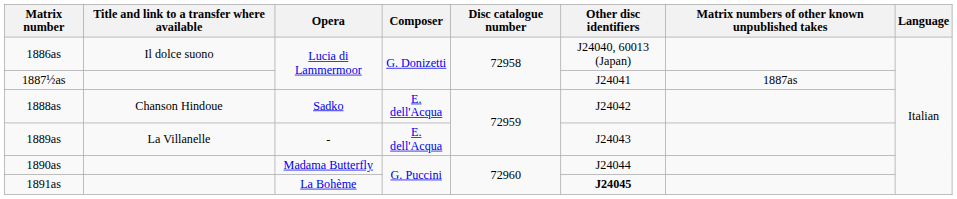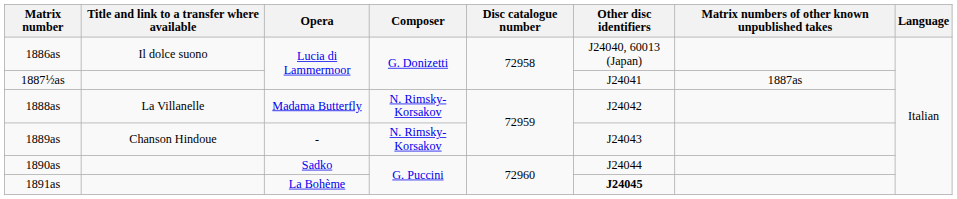(179, 106) Chanson Hindoue -> (173, 106) La Villanelle
(328, 106) Sadko -> (317, 106) Madama Butterfly
(416, 106) E. dell'Acqua -> (418, 106) N. Rimsky-Korsakov
(179, 139) La Villanelle -> (173, 139) Chanson Hindoue
(416, 139) E. dell'Acqua -> (418, 139) N. Rimsky-Korsakov
(328, 165) Madama Butterfly -> (317, 165) Sadko
